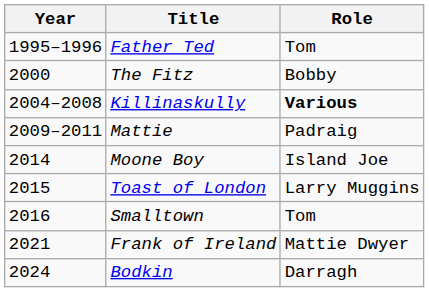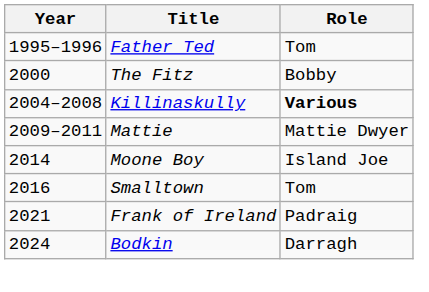(321, 131) Padraig -> (347, 131) Mattie Dwyer
- row: (188, 188)
(347, 244) Mattie Dwyer -> (321, 216) Padraig
